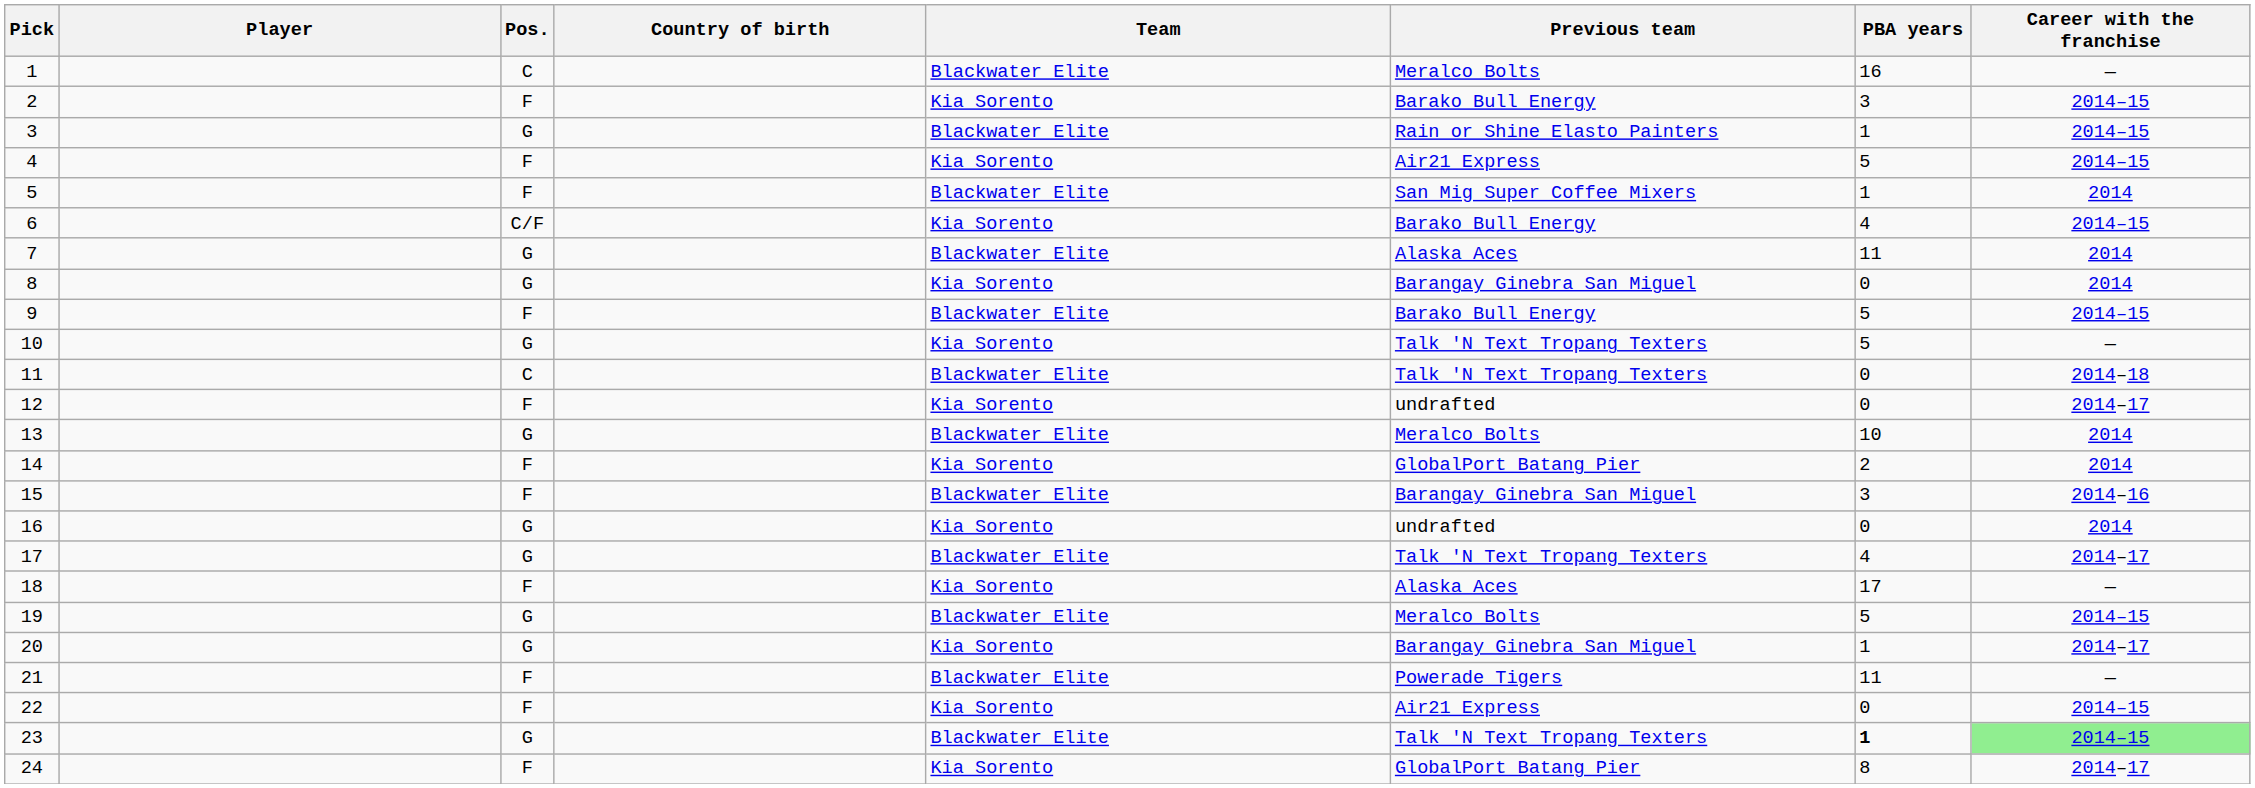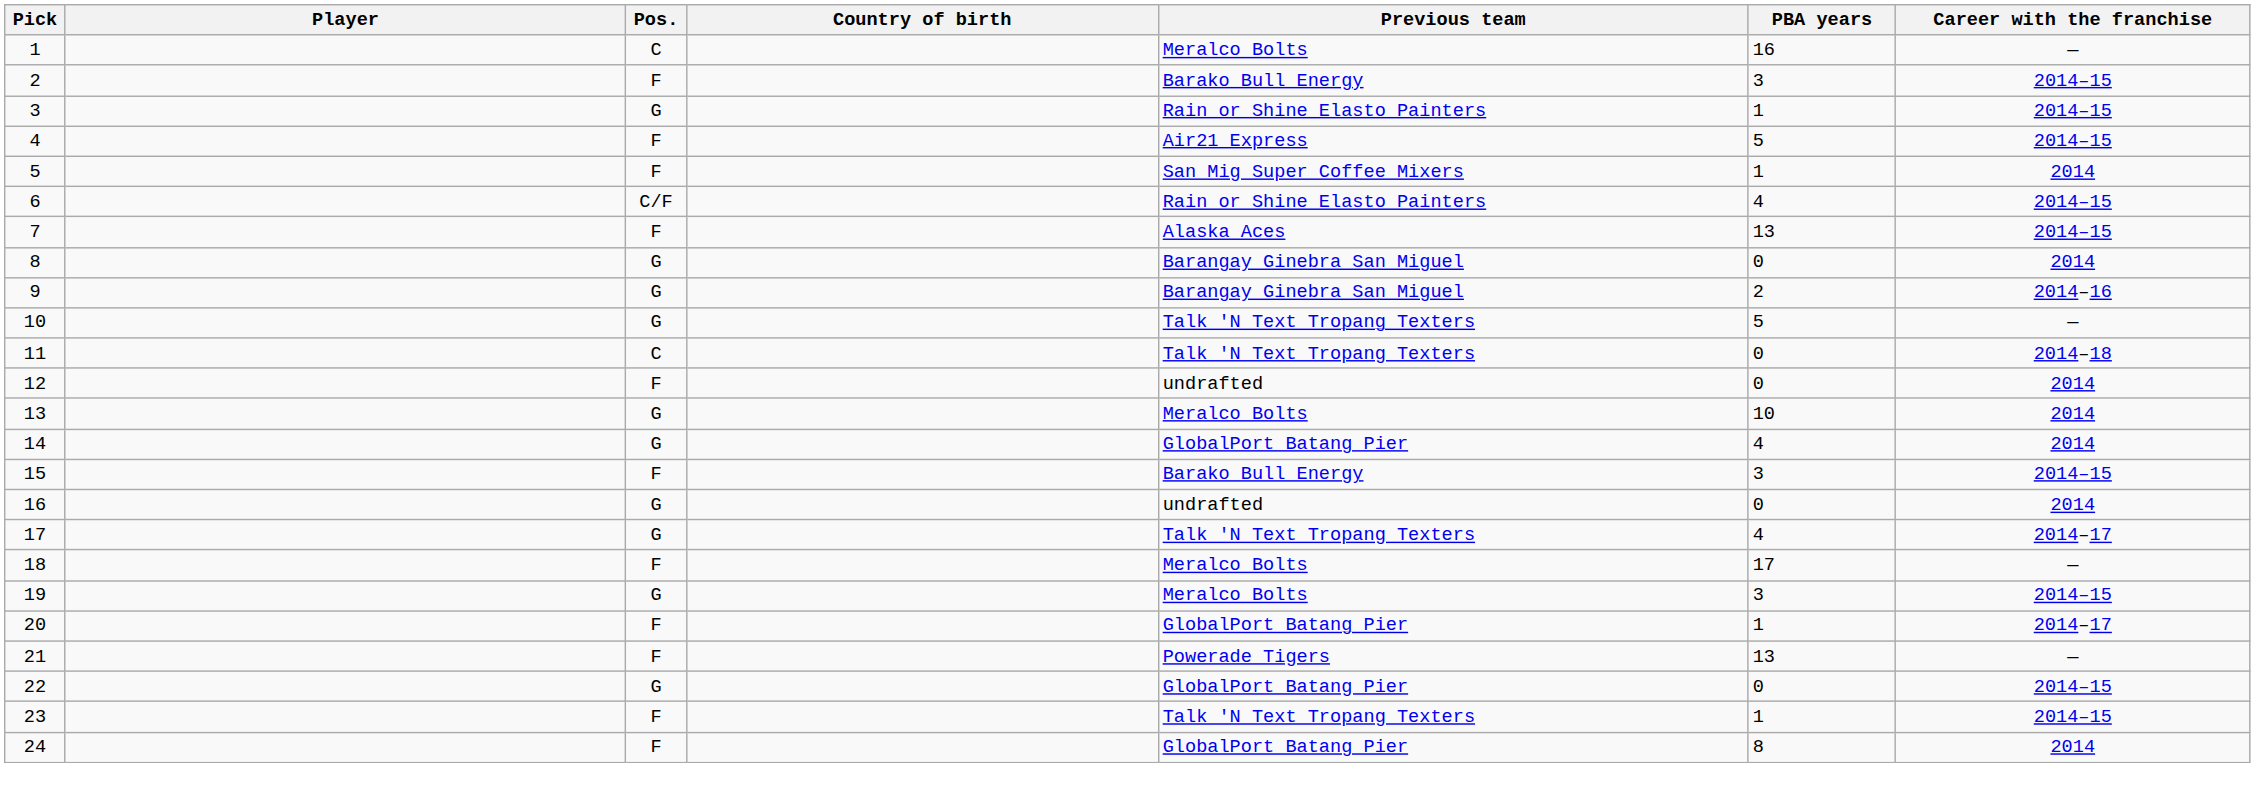- column: (1158, 31)
(1495, 223) Barako Bull Energy -> (1324, 202) Rain or Shine Elasto Painters
(527, 253) G -> (656, 232) F
(1871, 253) 11 -> (1764, 232) 13
(2110, 253) 2014 -> (2073, 232) 2014–15
(527, 314) F -> (656, 293) G
(1495, 314) Barako Bull Energy -> (1313, 293) Barangay Ginebra San Miguel
(1865, 314) 5 -> (1758, 293) 2
(2110, 314) 2014–15 -> (2073, 293) 2014–16
(2110, 405) 2014–17 -> (2073, 383) 2014
(527, 465) F -> (656, 444) G
(1865, 465) 2 -> (1758, 444) 4
(1546, 496) Barangay Ginebra San Miguel -> (1263, 474) Barako Bull Energy
(2110, 496) 2014–16 -> (2073, 474) 2014–15
(1456, 587) Alaska Aces -> (1235, 565) Meralco Bolts
(1865, 617) 5 -> (1758, 596) 3
(527, 647) G -> (656, 626) F
(1546, 647) Barangay Ginebra San Miguel -> (1285, 626) GlobalPort Batang Pier
(1871, 678) 11 -> (1764, 656) 13
(527, 708) F -> (656, 686) G
(1467, 708) Air21 Express -> (1285, 686) GlobalPort Batang Pier
(527, 738) G -> (656, 717) F
(1865, 738) bold -> (1758, 717) normal
(2110, 738) lightgreen background -> (2073, 717) no background
(2110, 768) 2014–17 -> (2073, 747) 2014
